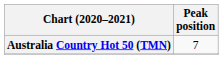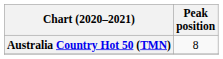(196, 44) 7 -> (196, 44) 8
